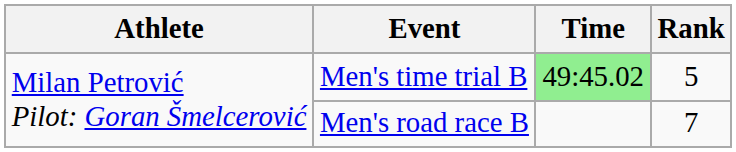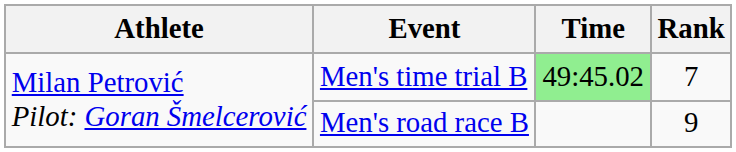(691, 76) 5 -> (691, 76) 7
(691, 123) 7 -> (691, 123) 9
